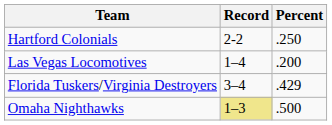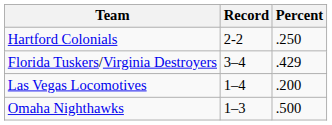rows swapped: (77, 62) <-> (112, 85)
(235, 108) khaki background -> (235, 108) no background
